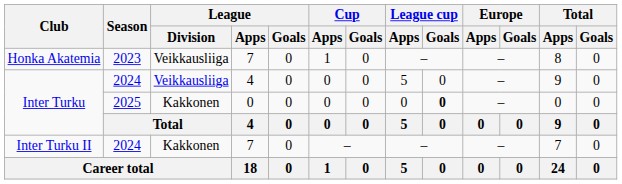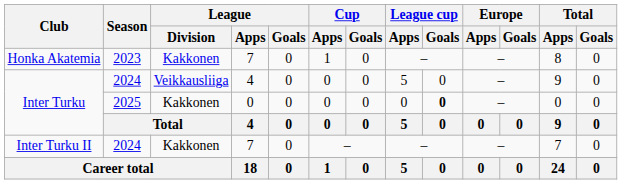(191, 59) Veikkausliiga -> (191, 59) Kakkonen
